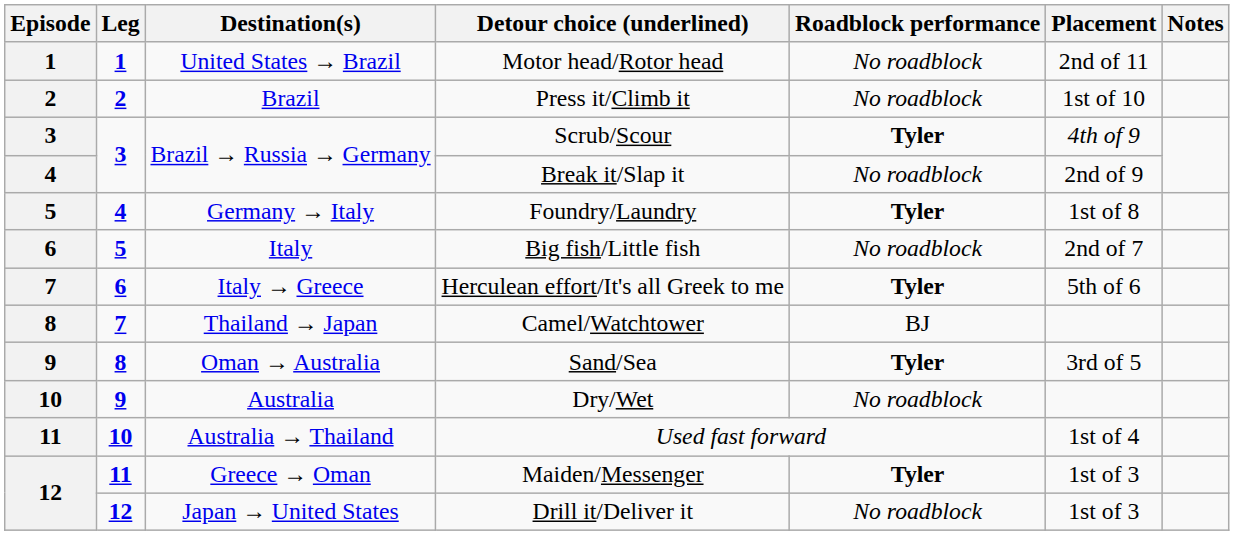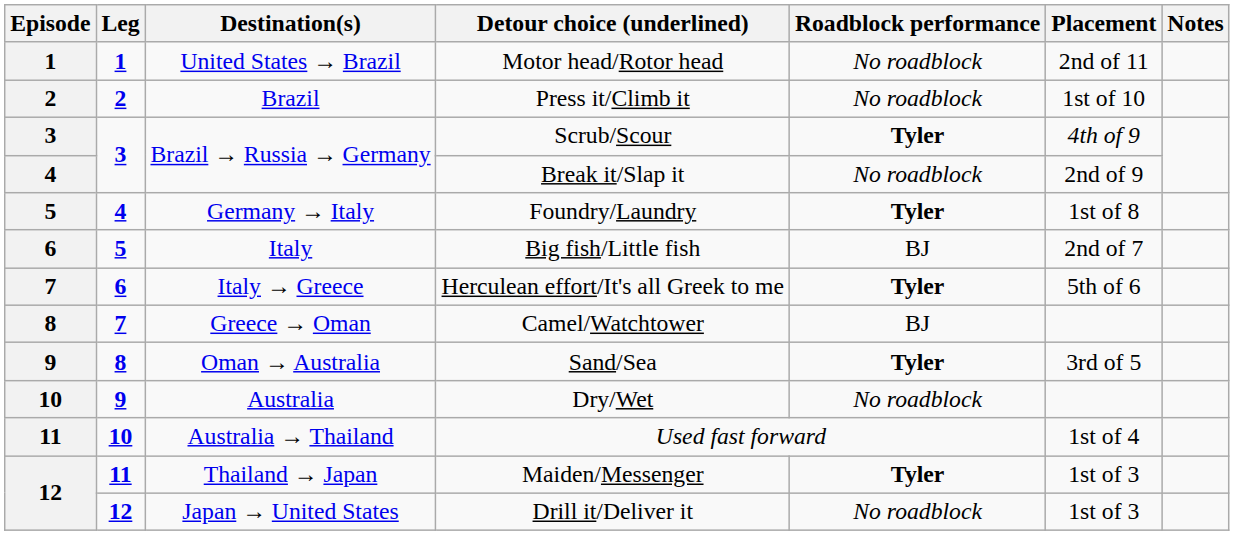(918, 248) No roadblock -> (918, 248) BJ
(291, 323) Thailand → Japan -> (291, 323) Greece → Oman
(291, 473) Greece → Oman -> (291, 473) Thailand → Japan
